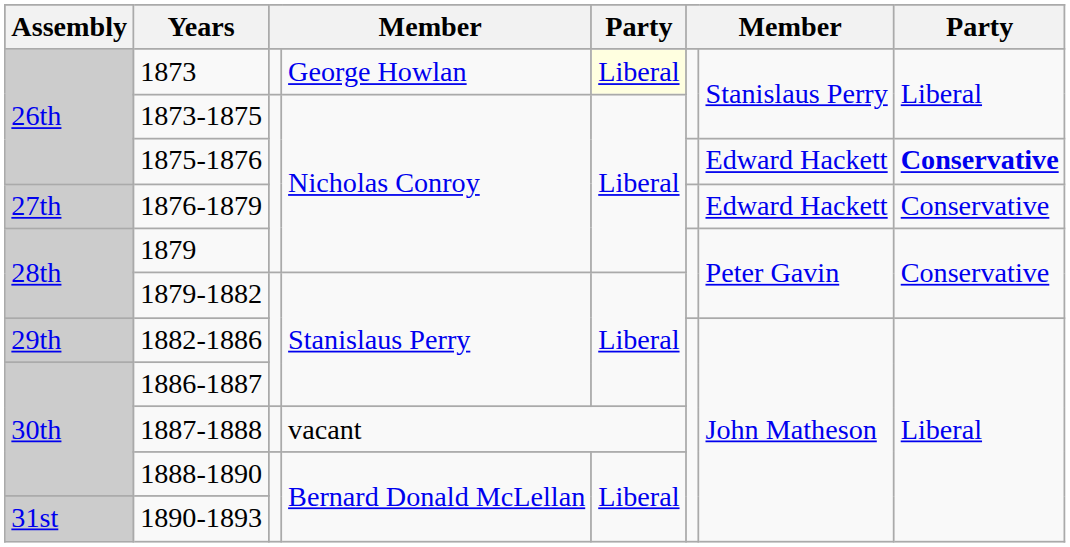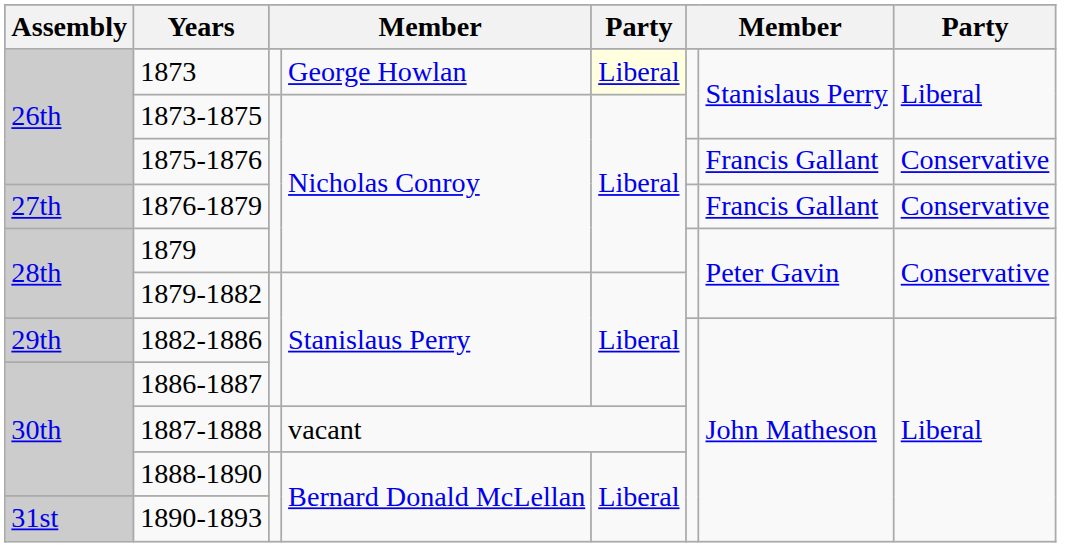(797, 160) Edward Hackett -> (792, 160) Francis Gallant
(980, 160) bold -> (975, 160) normal
(797, 205) Edward Hackett -> (792, 205) Francis Gallant
